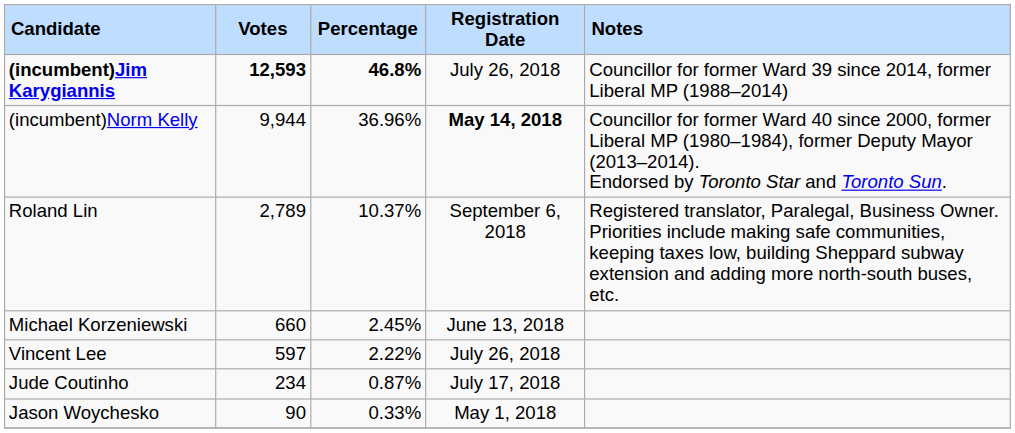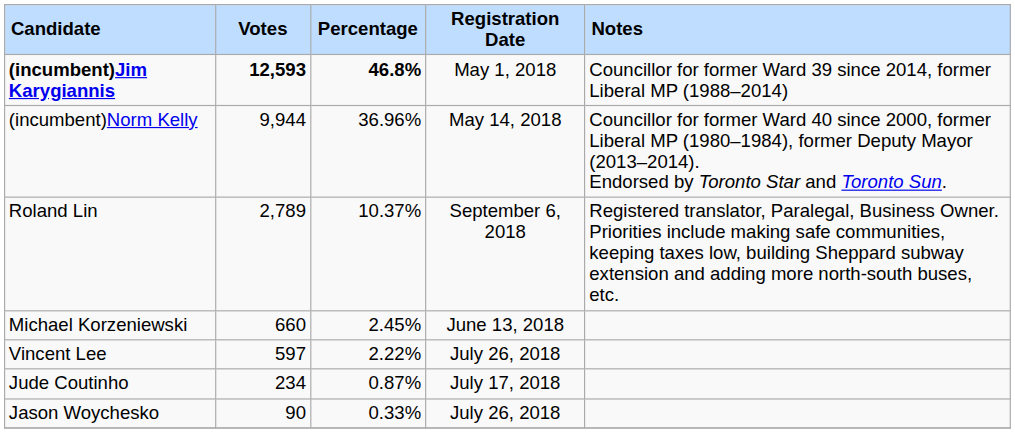(505, 69) July 26, 2018 -> (505, 69) May 1, 2018
(505, 119) bold -> (505, 119) normal
(505, 413) May 1, 2018 -> (505, 413) July 26, 2018
